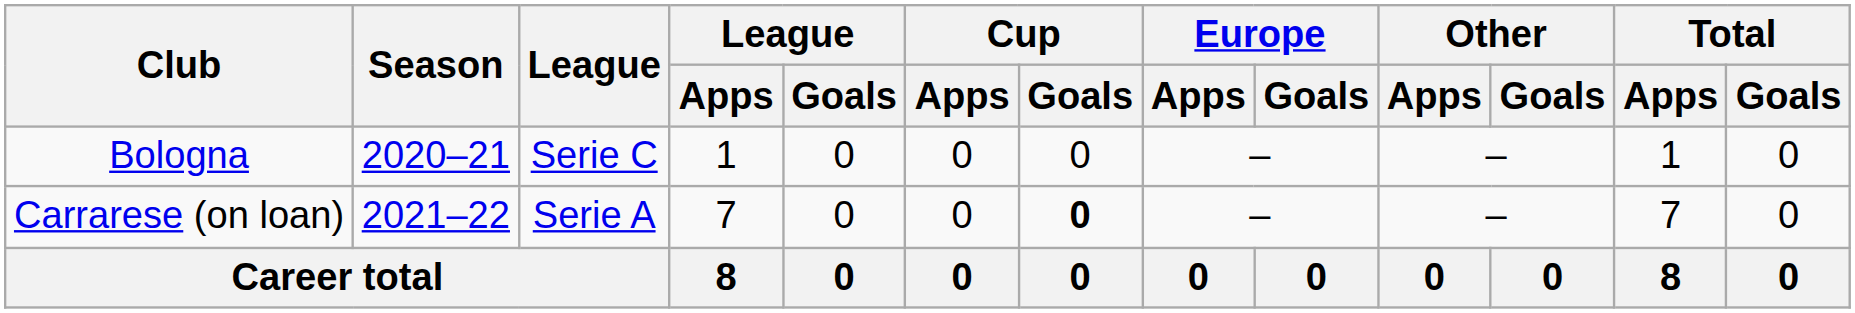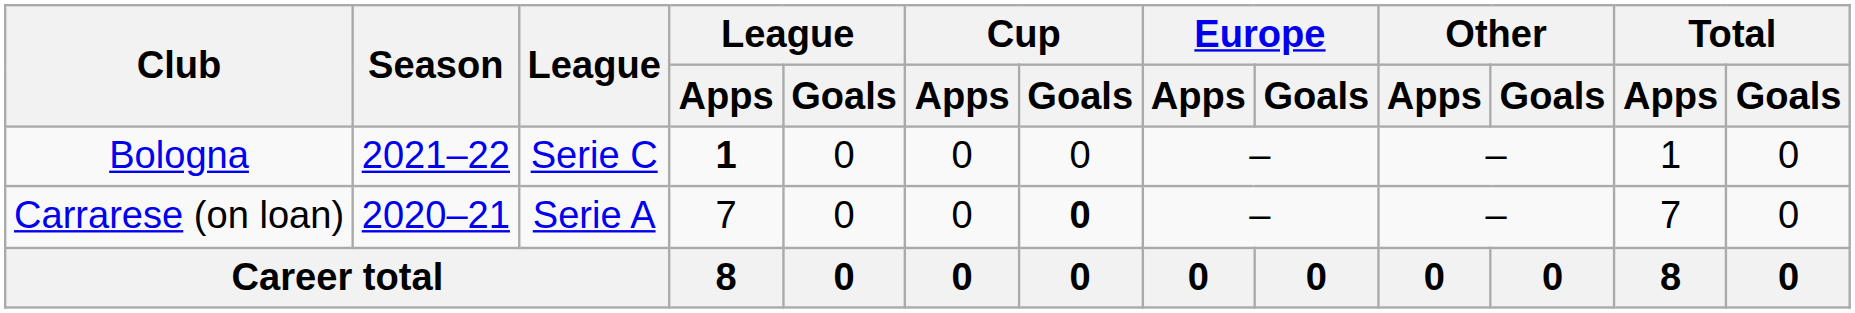(436, 155) 2020–21 -> (436, 155) 2021–22
(726, 155) normal -> (726, 155) bold
(436, 215) 2021–22 -> (436, 215) 2020–21
